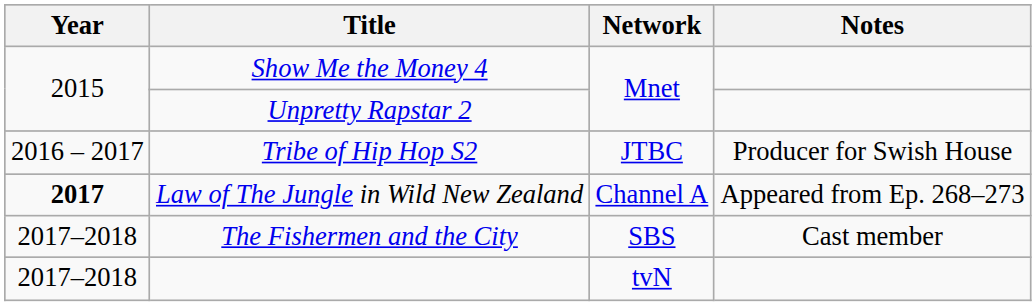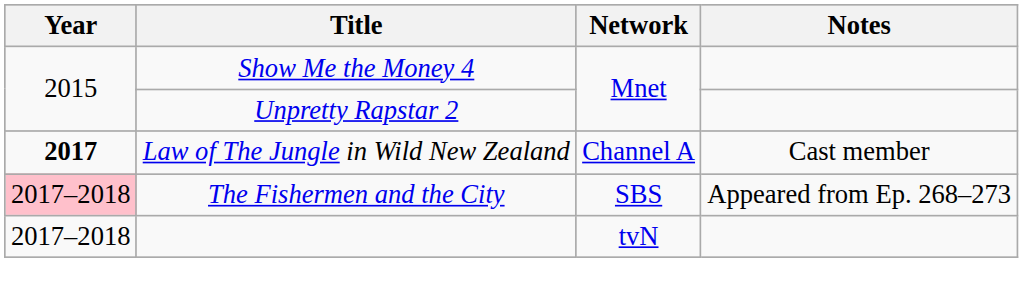- row: (370, 151)
(872, 194) Appeared from Ep. 268–273 -> (859, 151) Cast member
(77, 236) no background -> (71, 194) pink background
(872, 236) Cast member -> (859, 194) Appeared from Ep. 268–273
